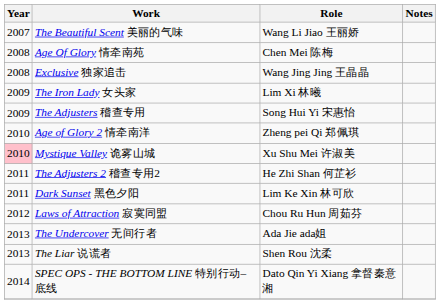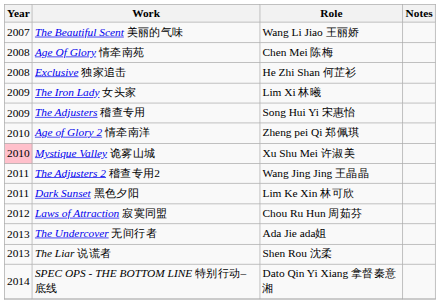(316, 72) Wang Jing Jing 王晶晶 -> (310, 72) He Zhi Shan 何芷衫
(310, 173) He Zhi Shan 何芷衫 -> (316, 173) Wang Jing Jing 王晶晶
